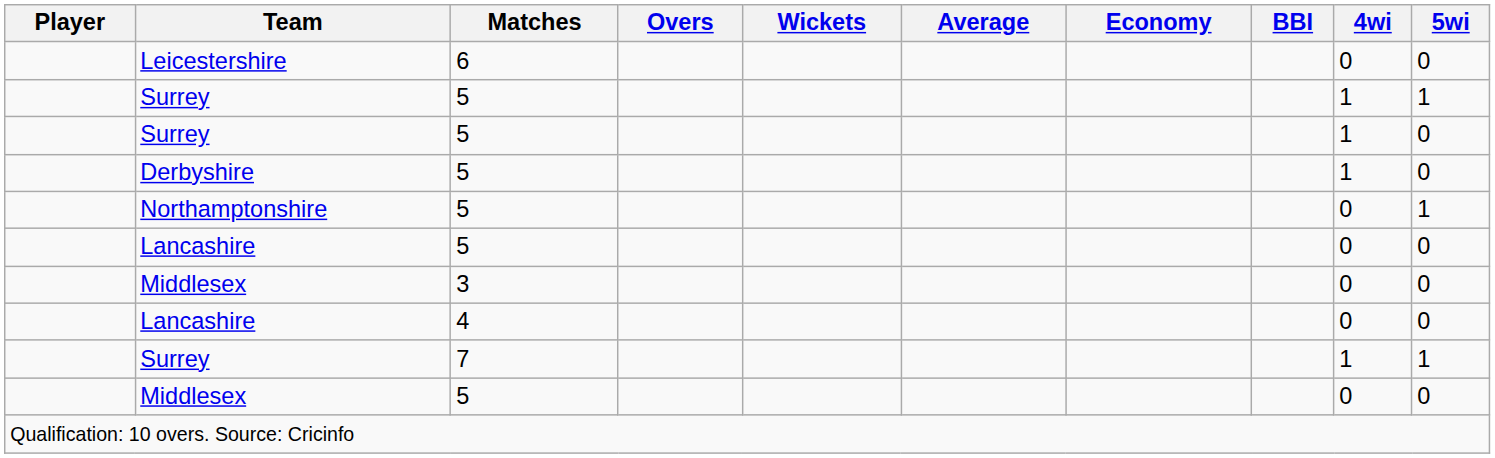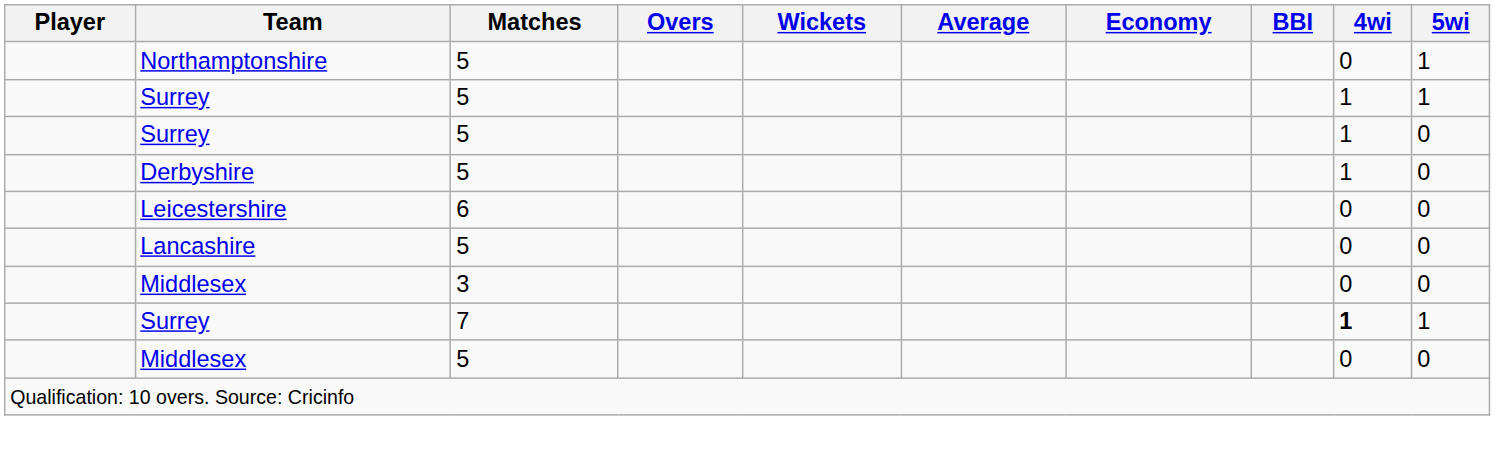rows swapped: (213, 60) <-> (234, 209)
- row: (198, 321)
(1346, 358) normal -> (1346, 321) bold
